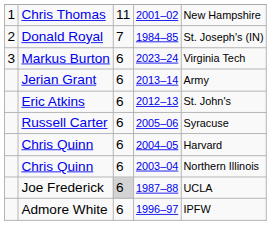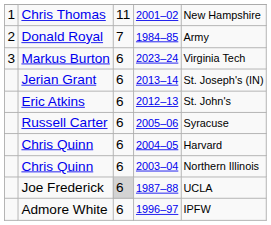(224, 37) St. Joseph's (IN) -> (196, 37) Army
(196, 80) Army -> (224, 80) St. Joseph's (IN)
